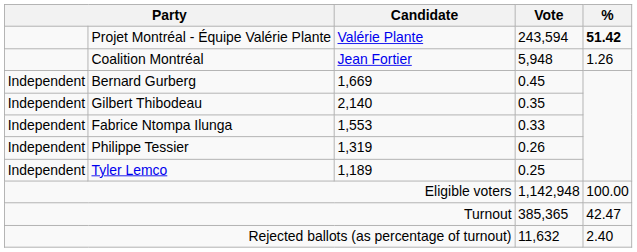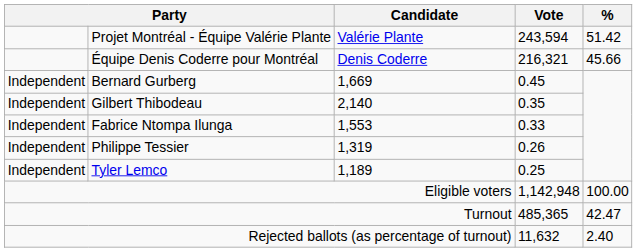(604, 37) bold -> (604, 37) normal
+ row: (205, 59)
- row: (148, 59)
(543, 214) 385,365 -> (543, 214) 485,365
